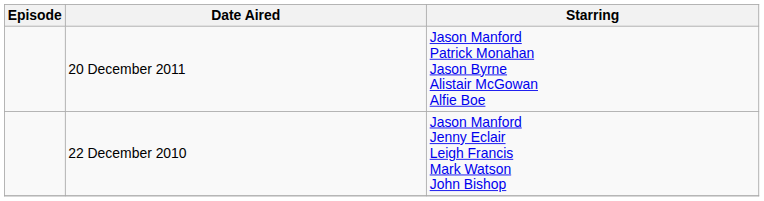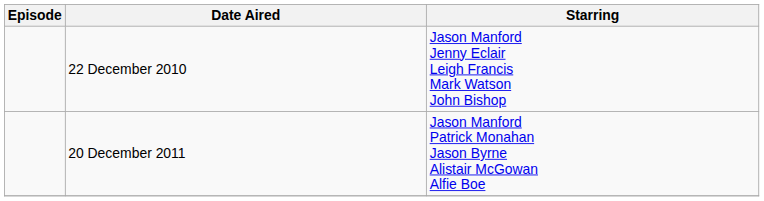rows swapped: (127, 153) <-> (127, 68)
